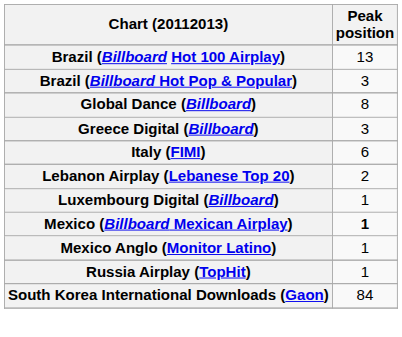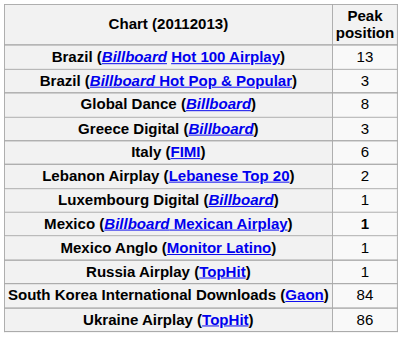+ row: (168, 319)
